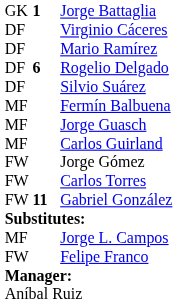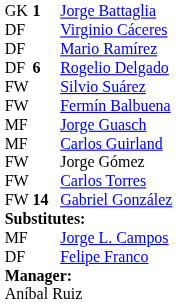(15, 86) DF -> (17, 86) FW
(16, 105) MF -> (17, 105) FW
(40, 200) 11 -> (40, 200) 14
(17, 256) FW -> (15, 256) DF
